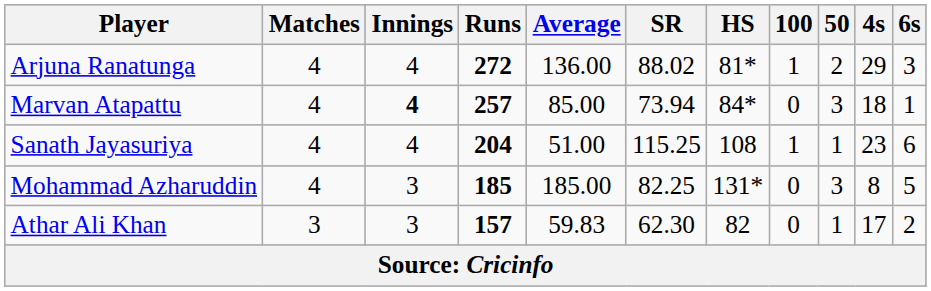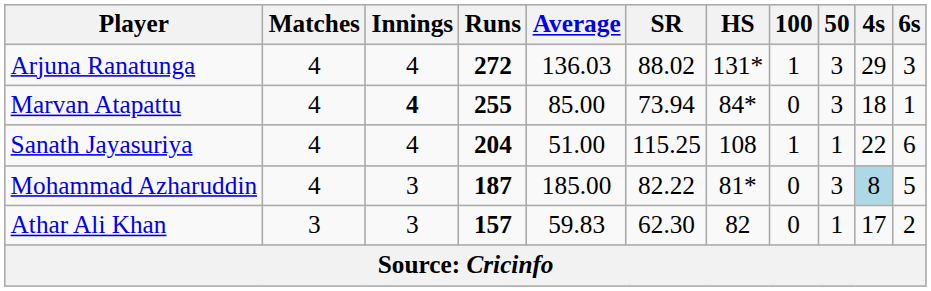(577, 64) 136.00 -> (577, 64) 136.03
(738, 64) 81* -> (738, 64) 131*
(837, 64) 2 -> (837, 64) 3
(493, 104) 257 -> (493, 104) 255
(874, 144) 23 -> (874, 144) 22
(493, 184) 185 -> (493, 184) 187
(667, 184) 82.25 -> (667, 184) 82.22
(738, 184) 131* -> (738, 184) 81*
(874, 184) no background -> (874, 184) lightblue background
